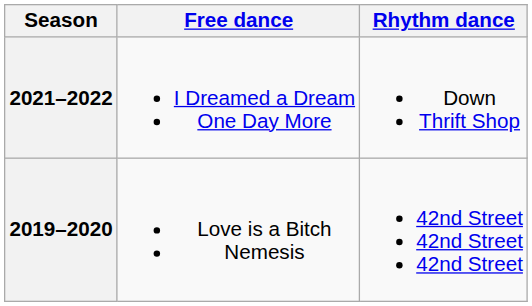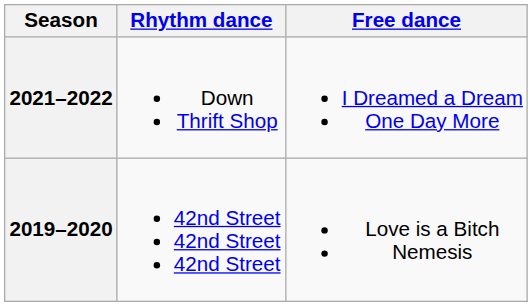columns swapped: (444, 20) <-> (239, 20)
